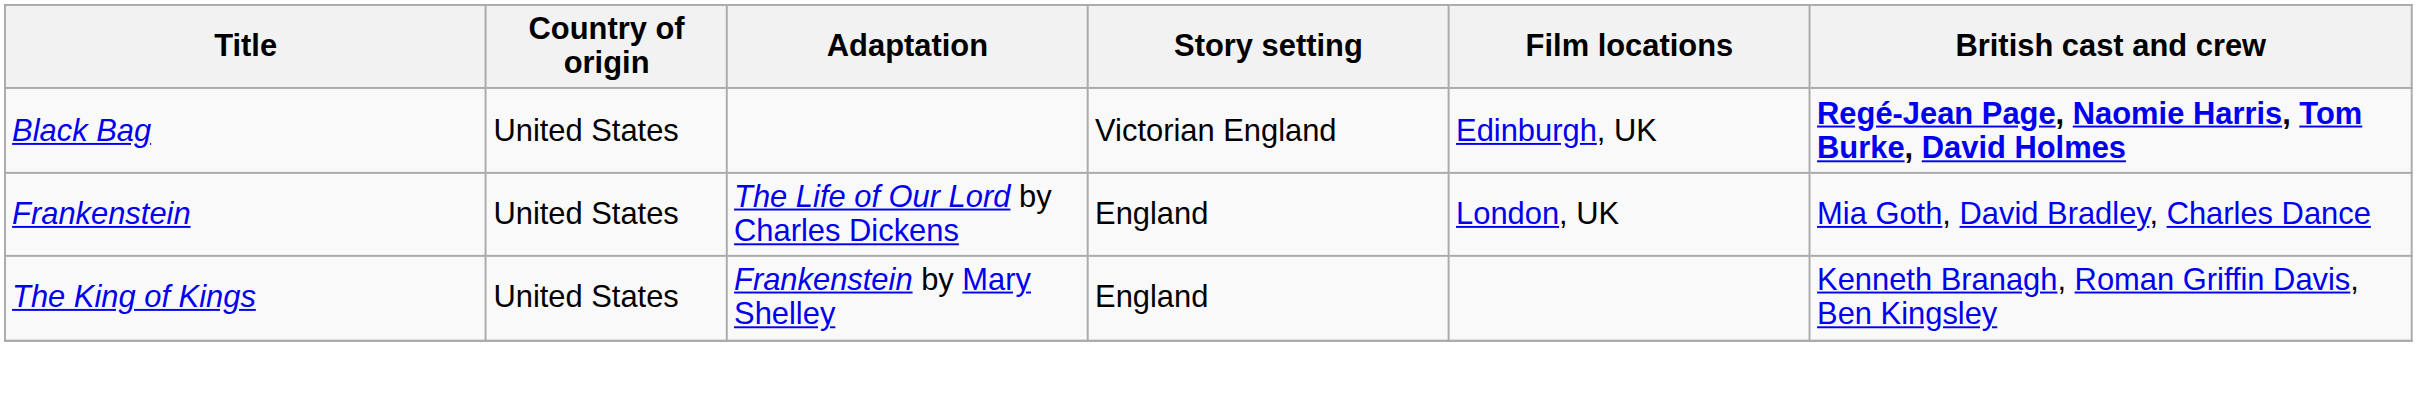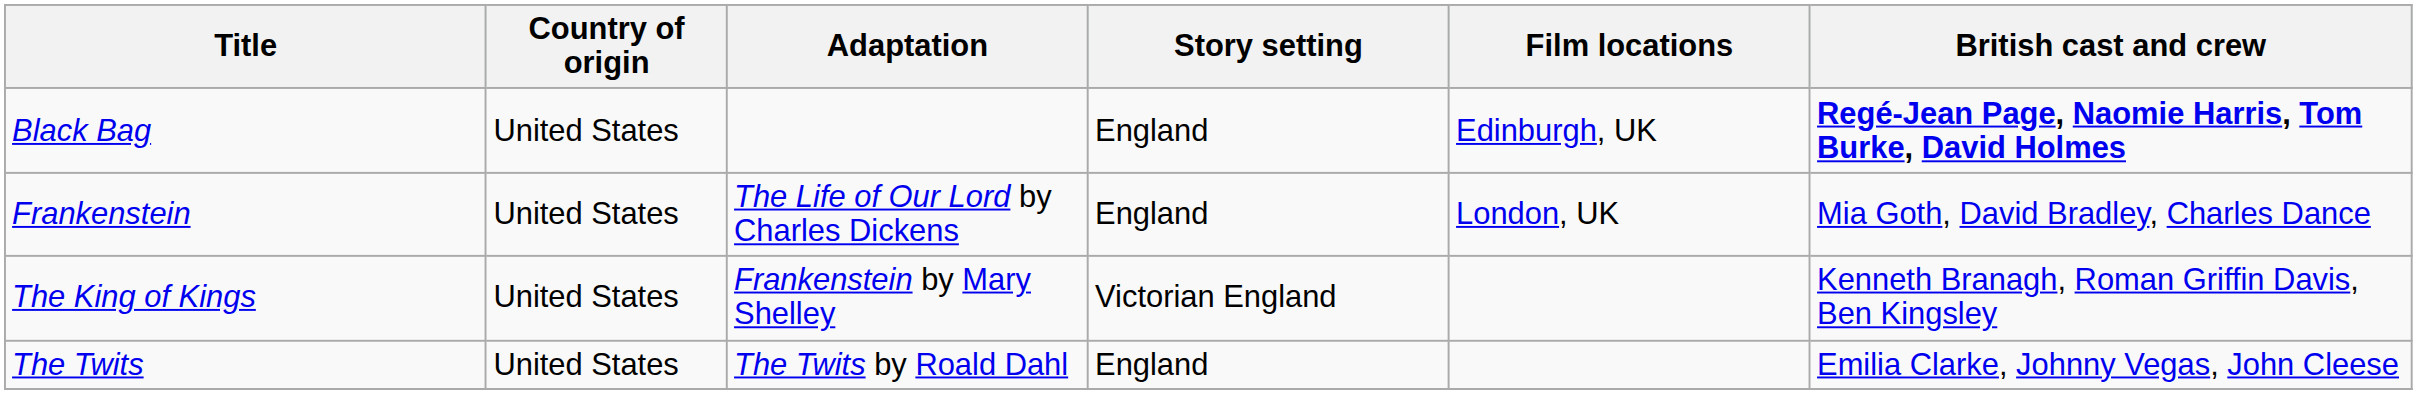(1216, 130) Victorian England -> (1152, 130) England
(1152, 297) England -> (1216, 297) Victorian England
+ row: (78, 363)
